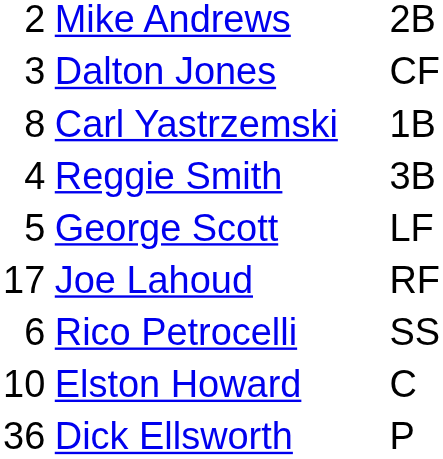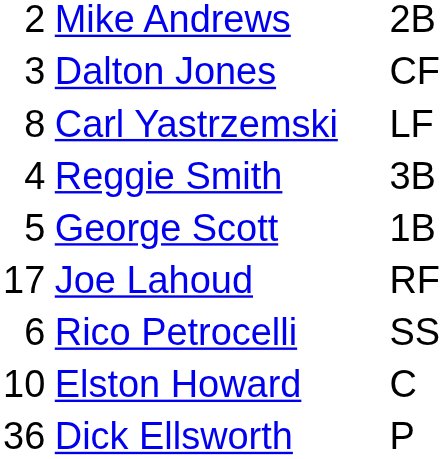(413, 124) 1B -> (412, 124) LF
(412, 228) LF -> (413, 228) 1B
